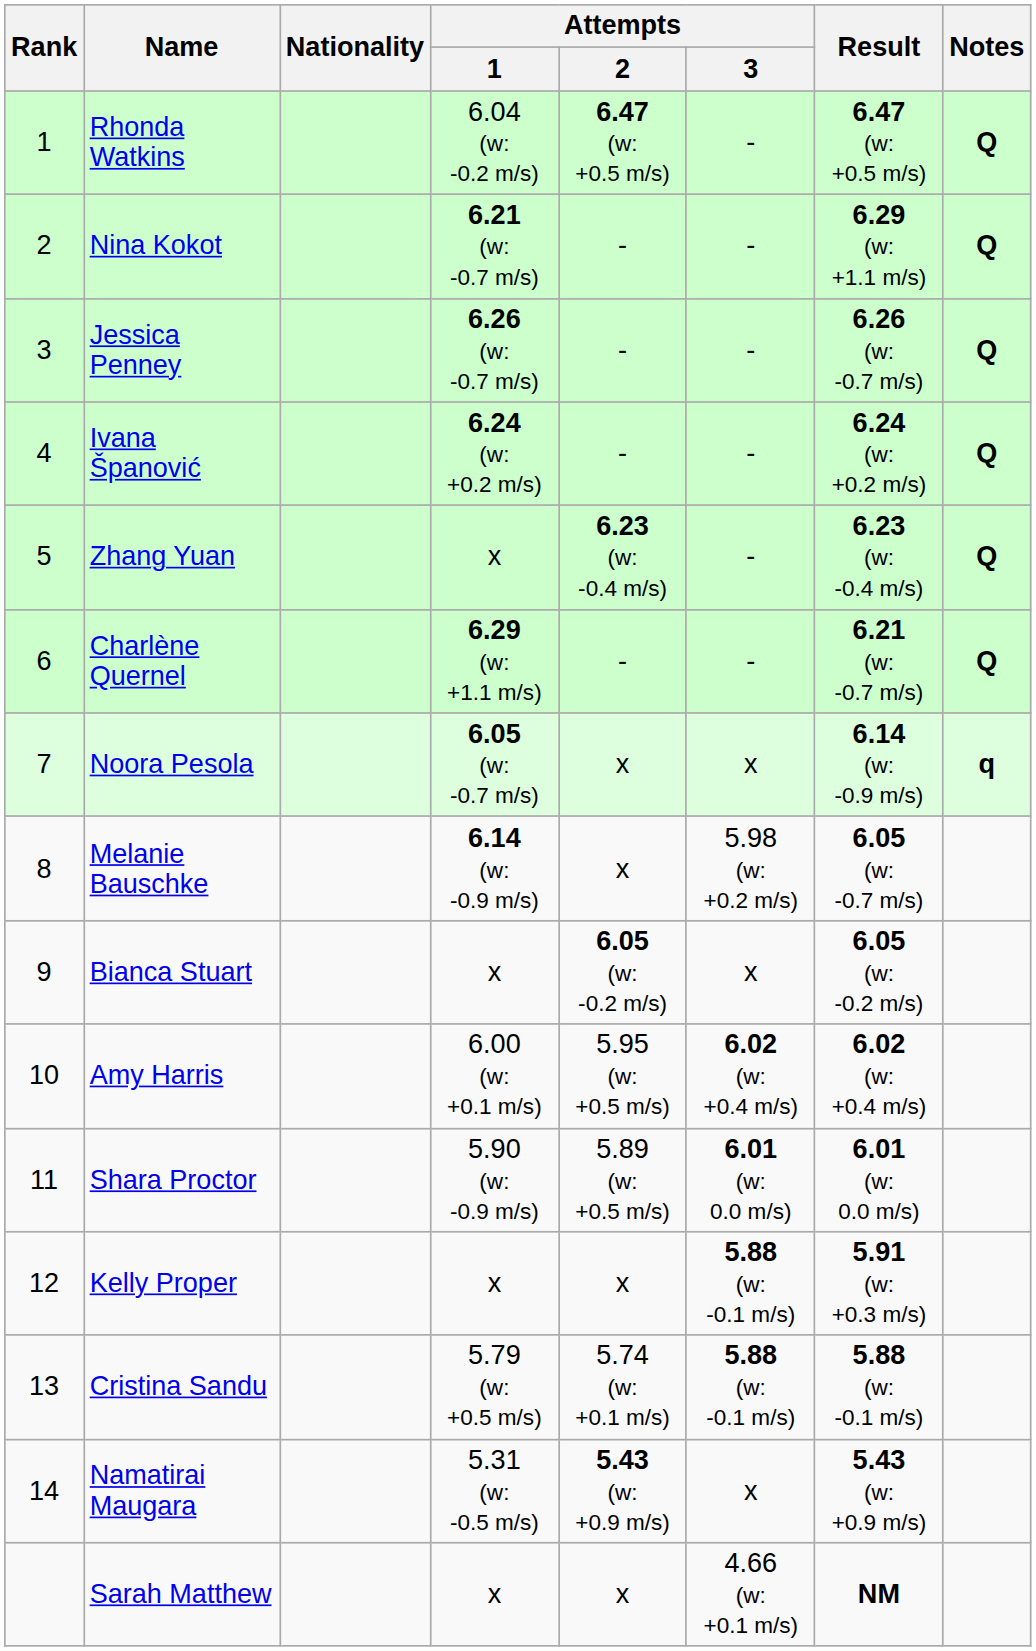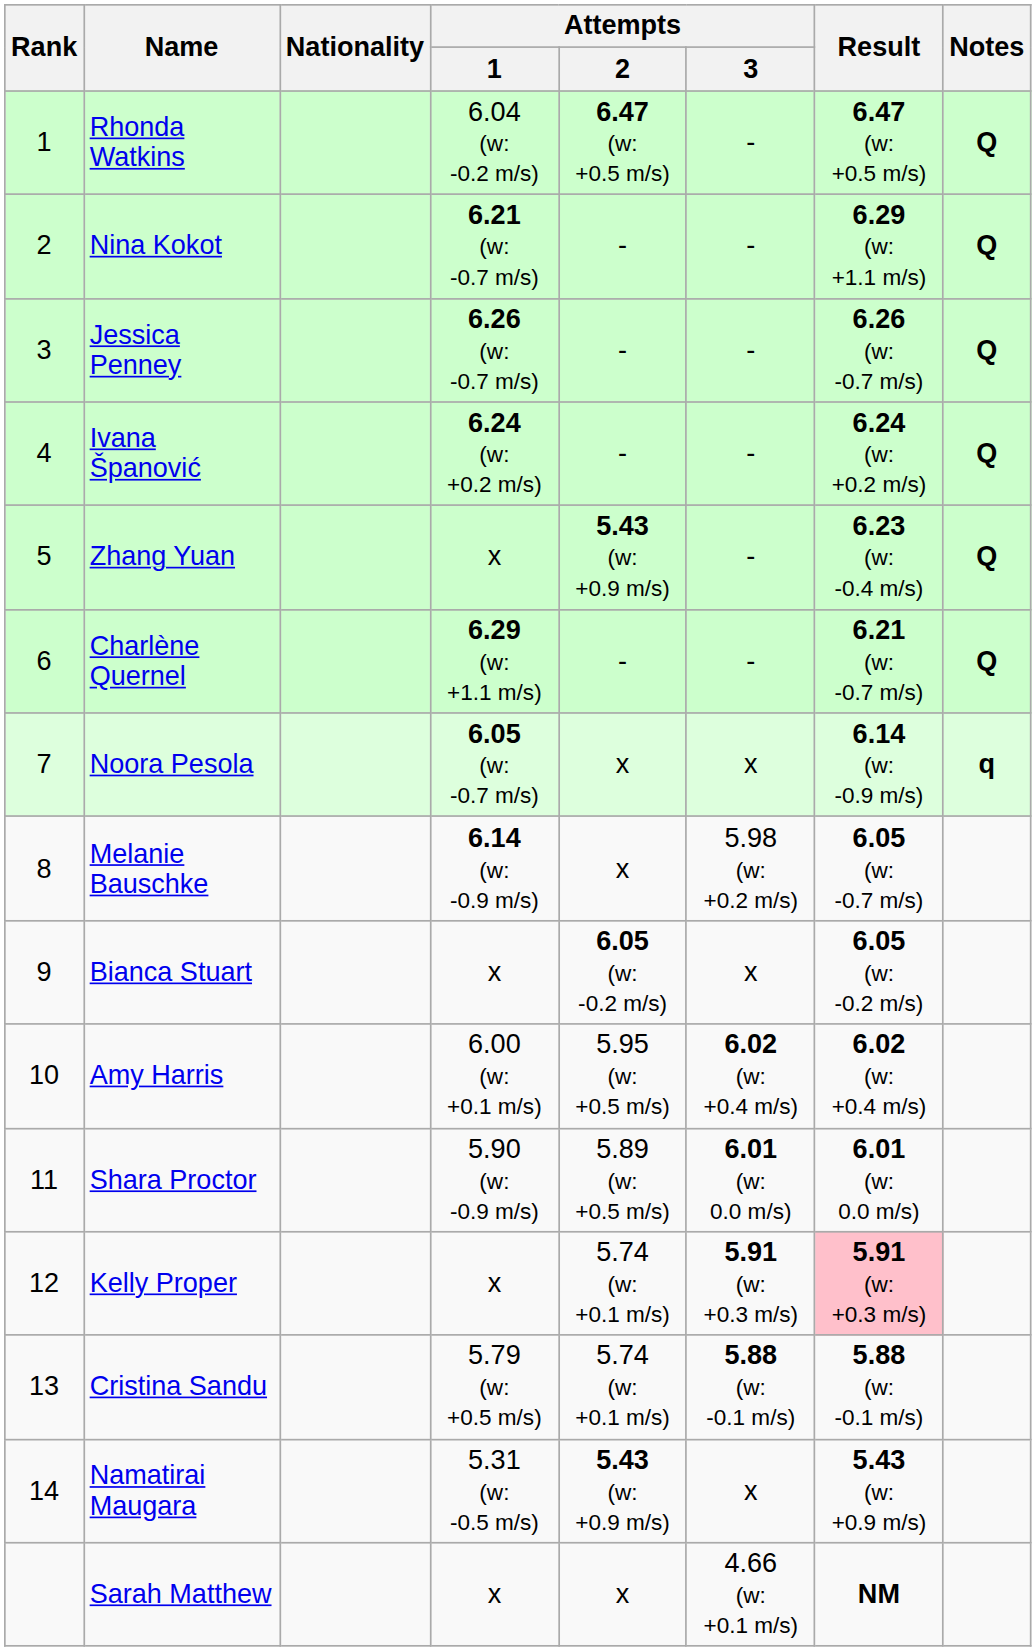(623, 557) 6.23 (w: -0.4 m/s) -> (623, 557) 5.43 (w: +0.9 m/s)
(623, 1283) x -> (623, 1283) 5.74 (w: +0.1 m/s)
(751, 1283) 5.88 (w: -0.1 m/s) -> (751, 1283) 5.91 (w: +0.3 m/s)
(879, 1283) no background -> (879, 1283) pink background
